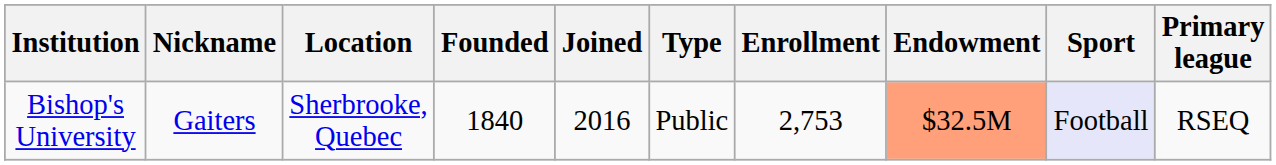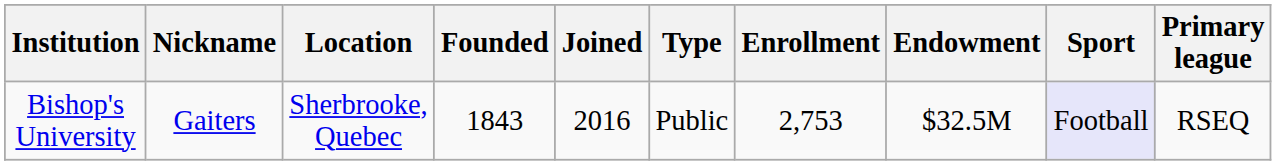(495, 120) 1840 -> (495, 120) 1843
(967, 120) lightsalmon background -> (967, 120) no background
